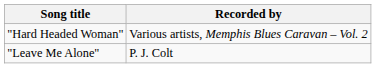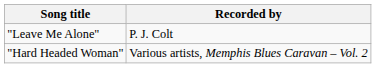rows swapped: (65, 33) <-> (53, 53)
